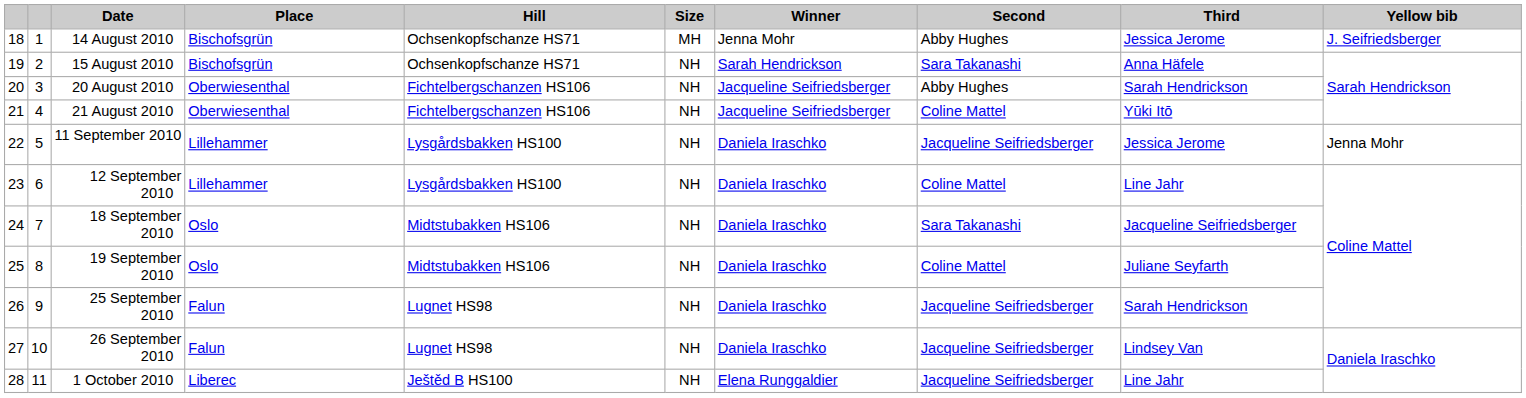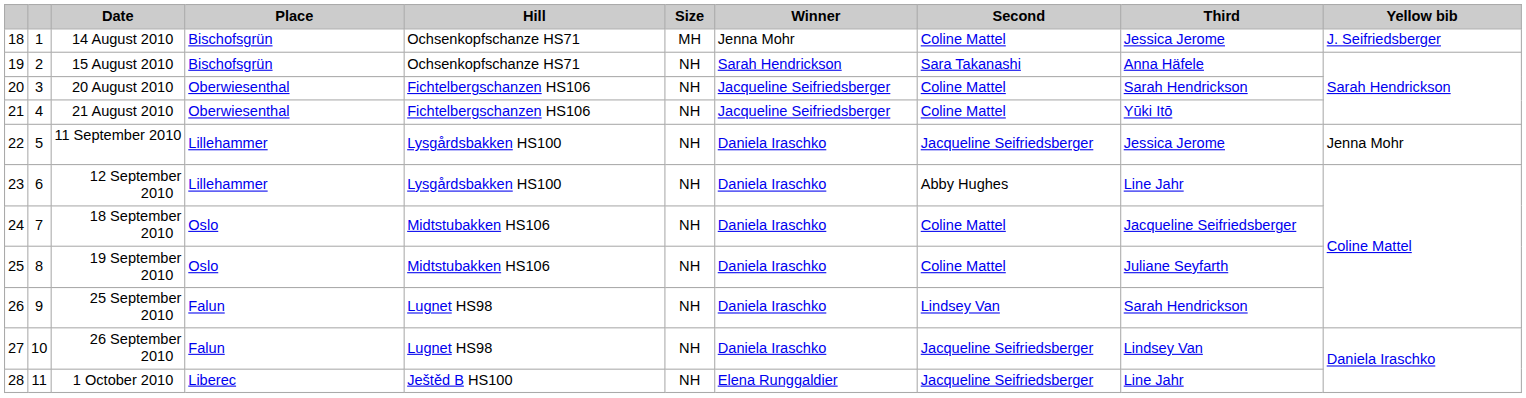(964, 40) Abby Hughes -> (963, 40) Coline Mattel
(964, 87) Abby Hughes -> (963, 87) Coline Mattel
(963, 184) Coline Mattel -> (964, 184) Abby Hughes
(971, 225) Sara Takanashi -> (963, 225) Coline Mattel
(1007, 307) Jacqueline Seifriedsberger -> (960, 307) Lindsey Van
